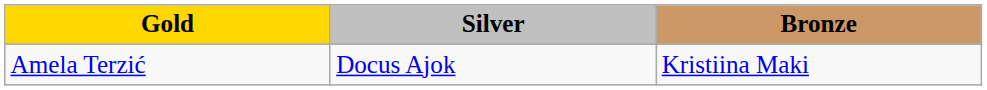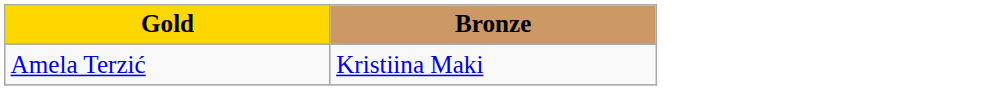- column: (493, 24)
